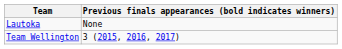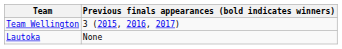rows swapped: (43, 37) <-> (23, 24)
